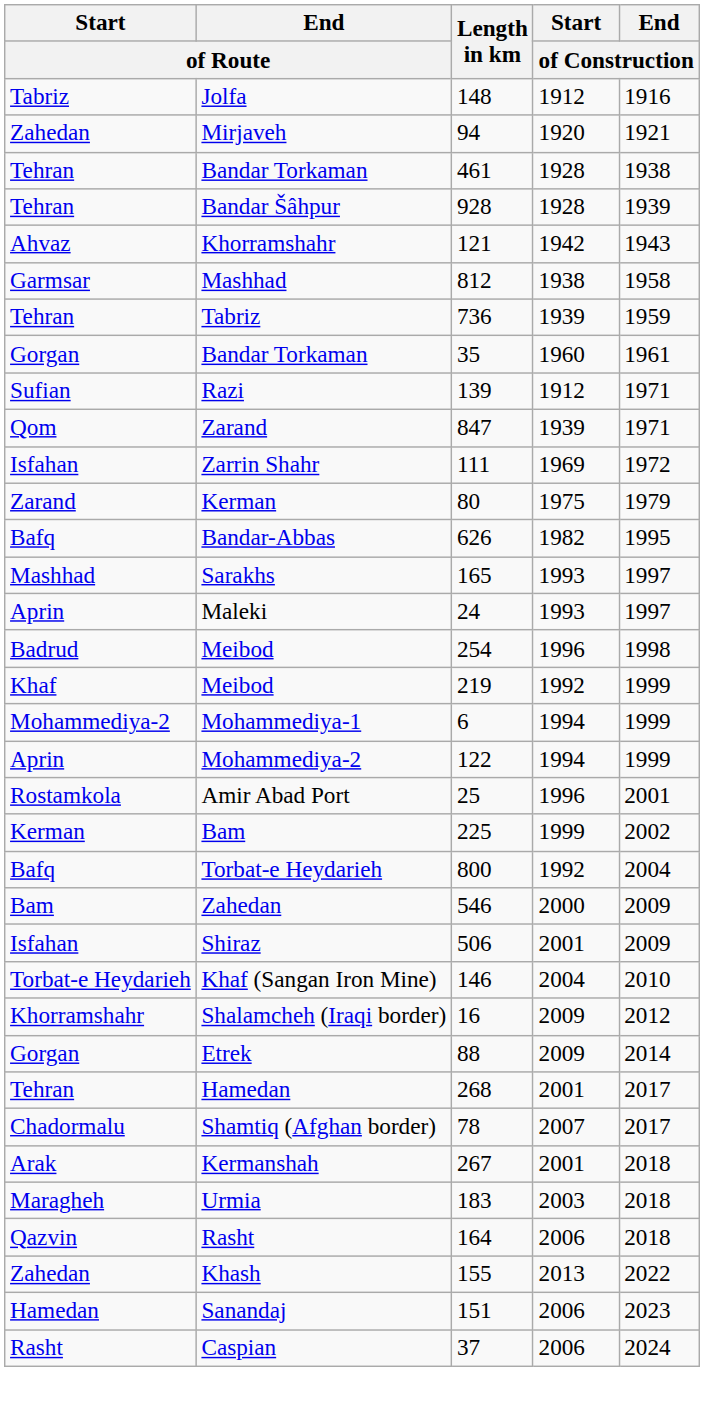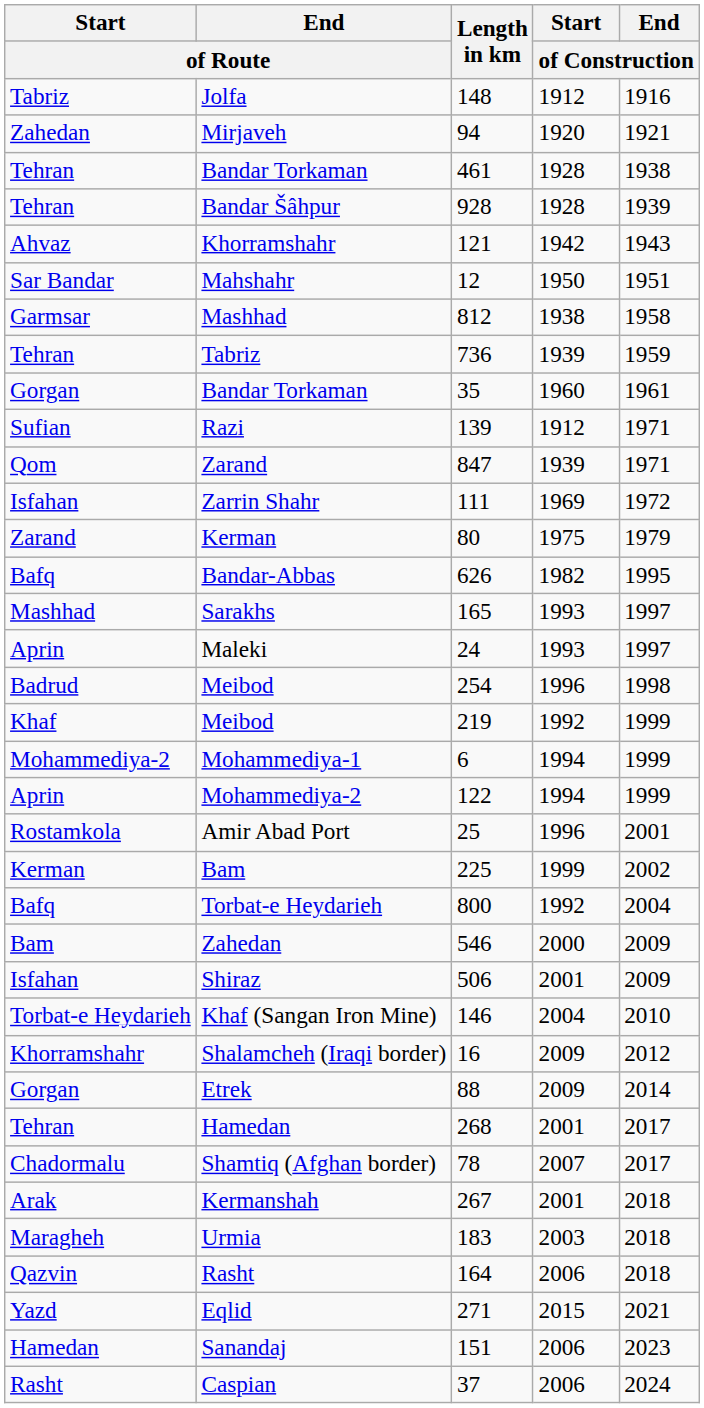+ row: (248, 280)
+ row: (227, 1310)
- row: (231, 1273)
